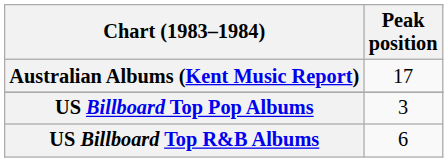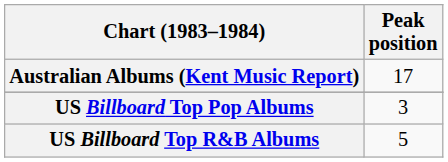(403, 140) 6 -> (403, 140) 5
